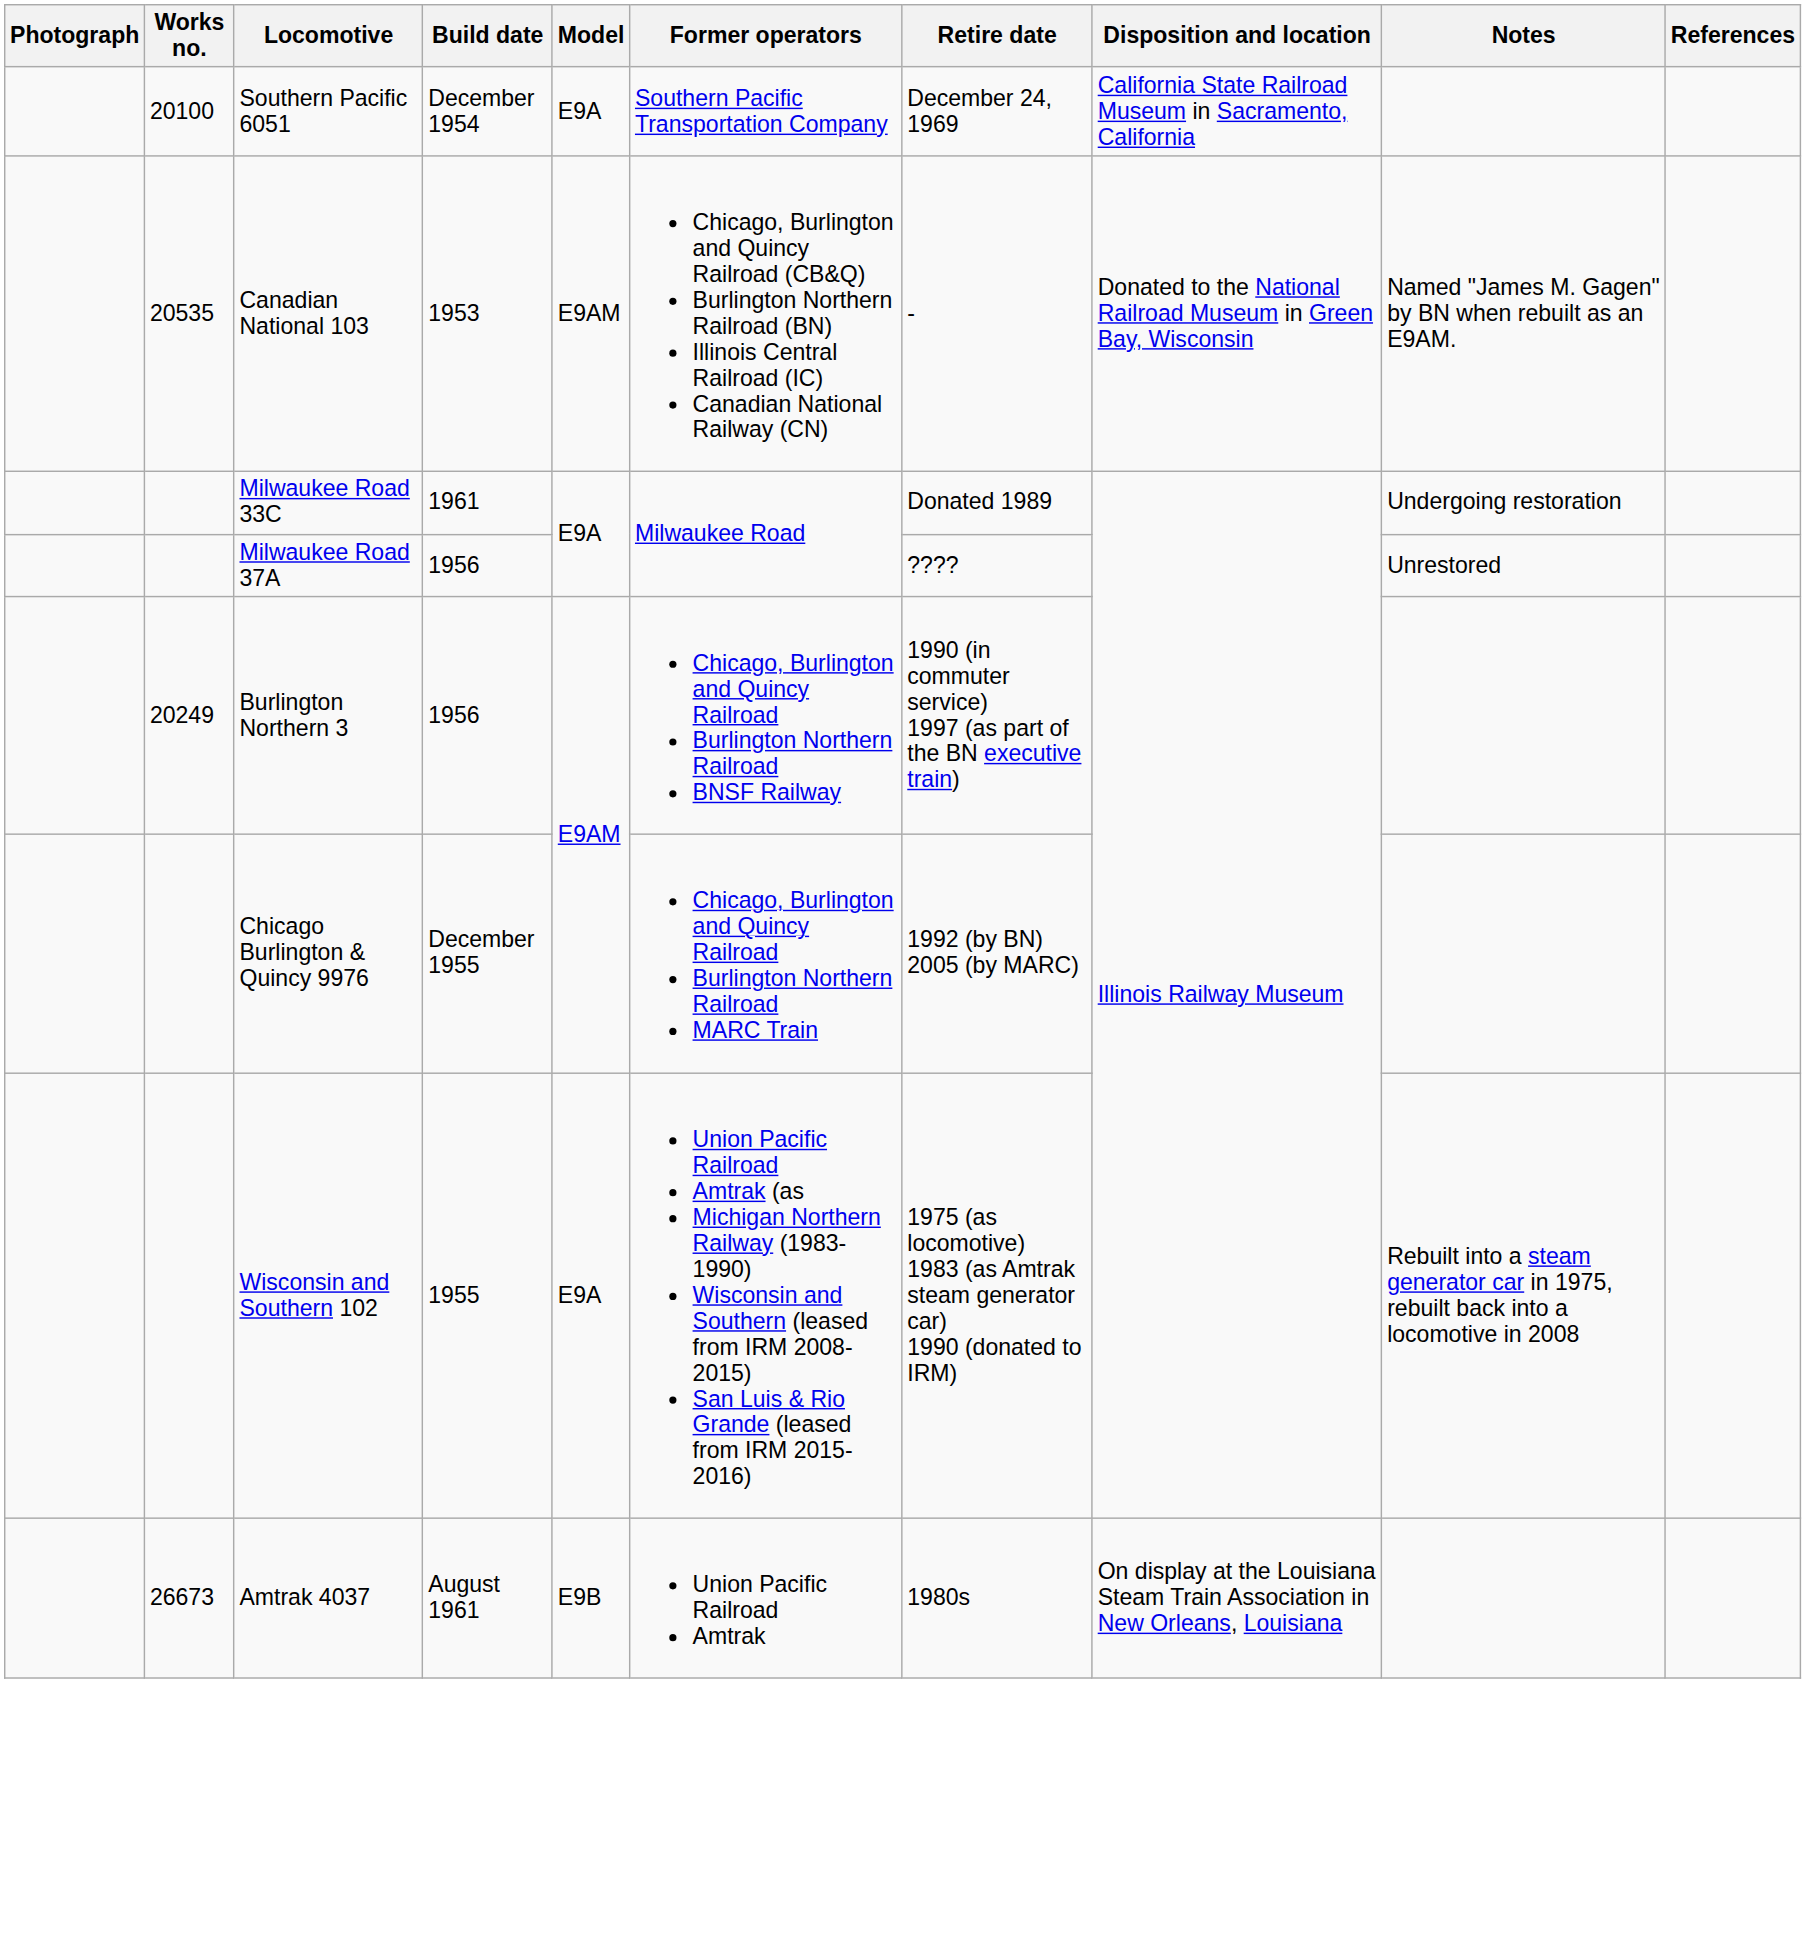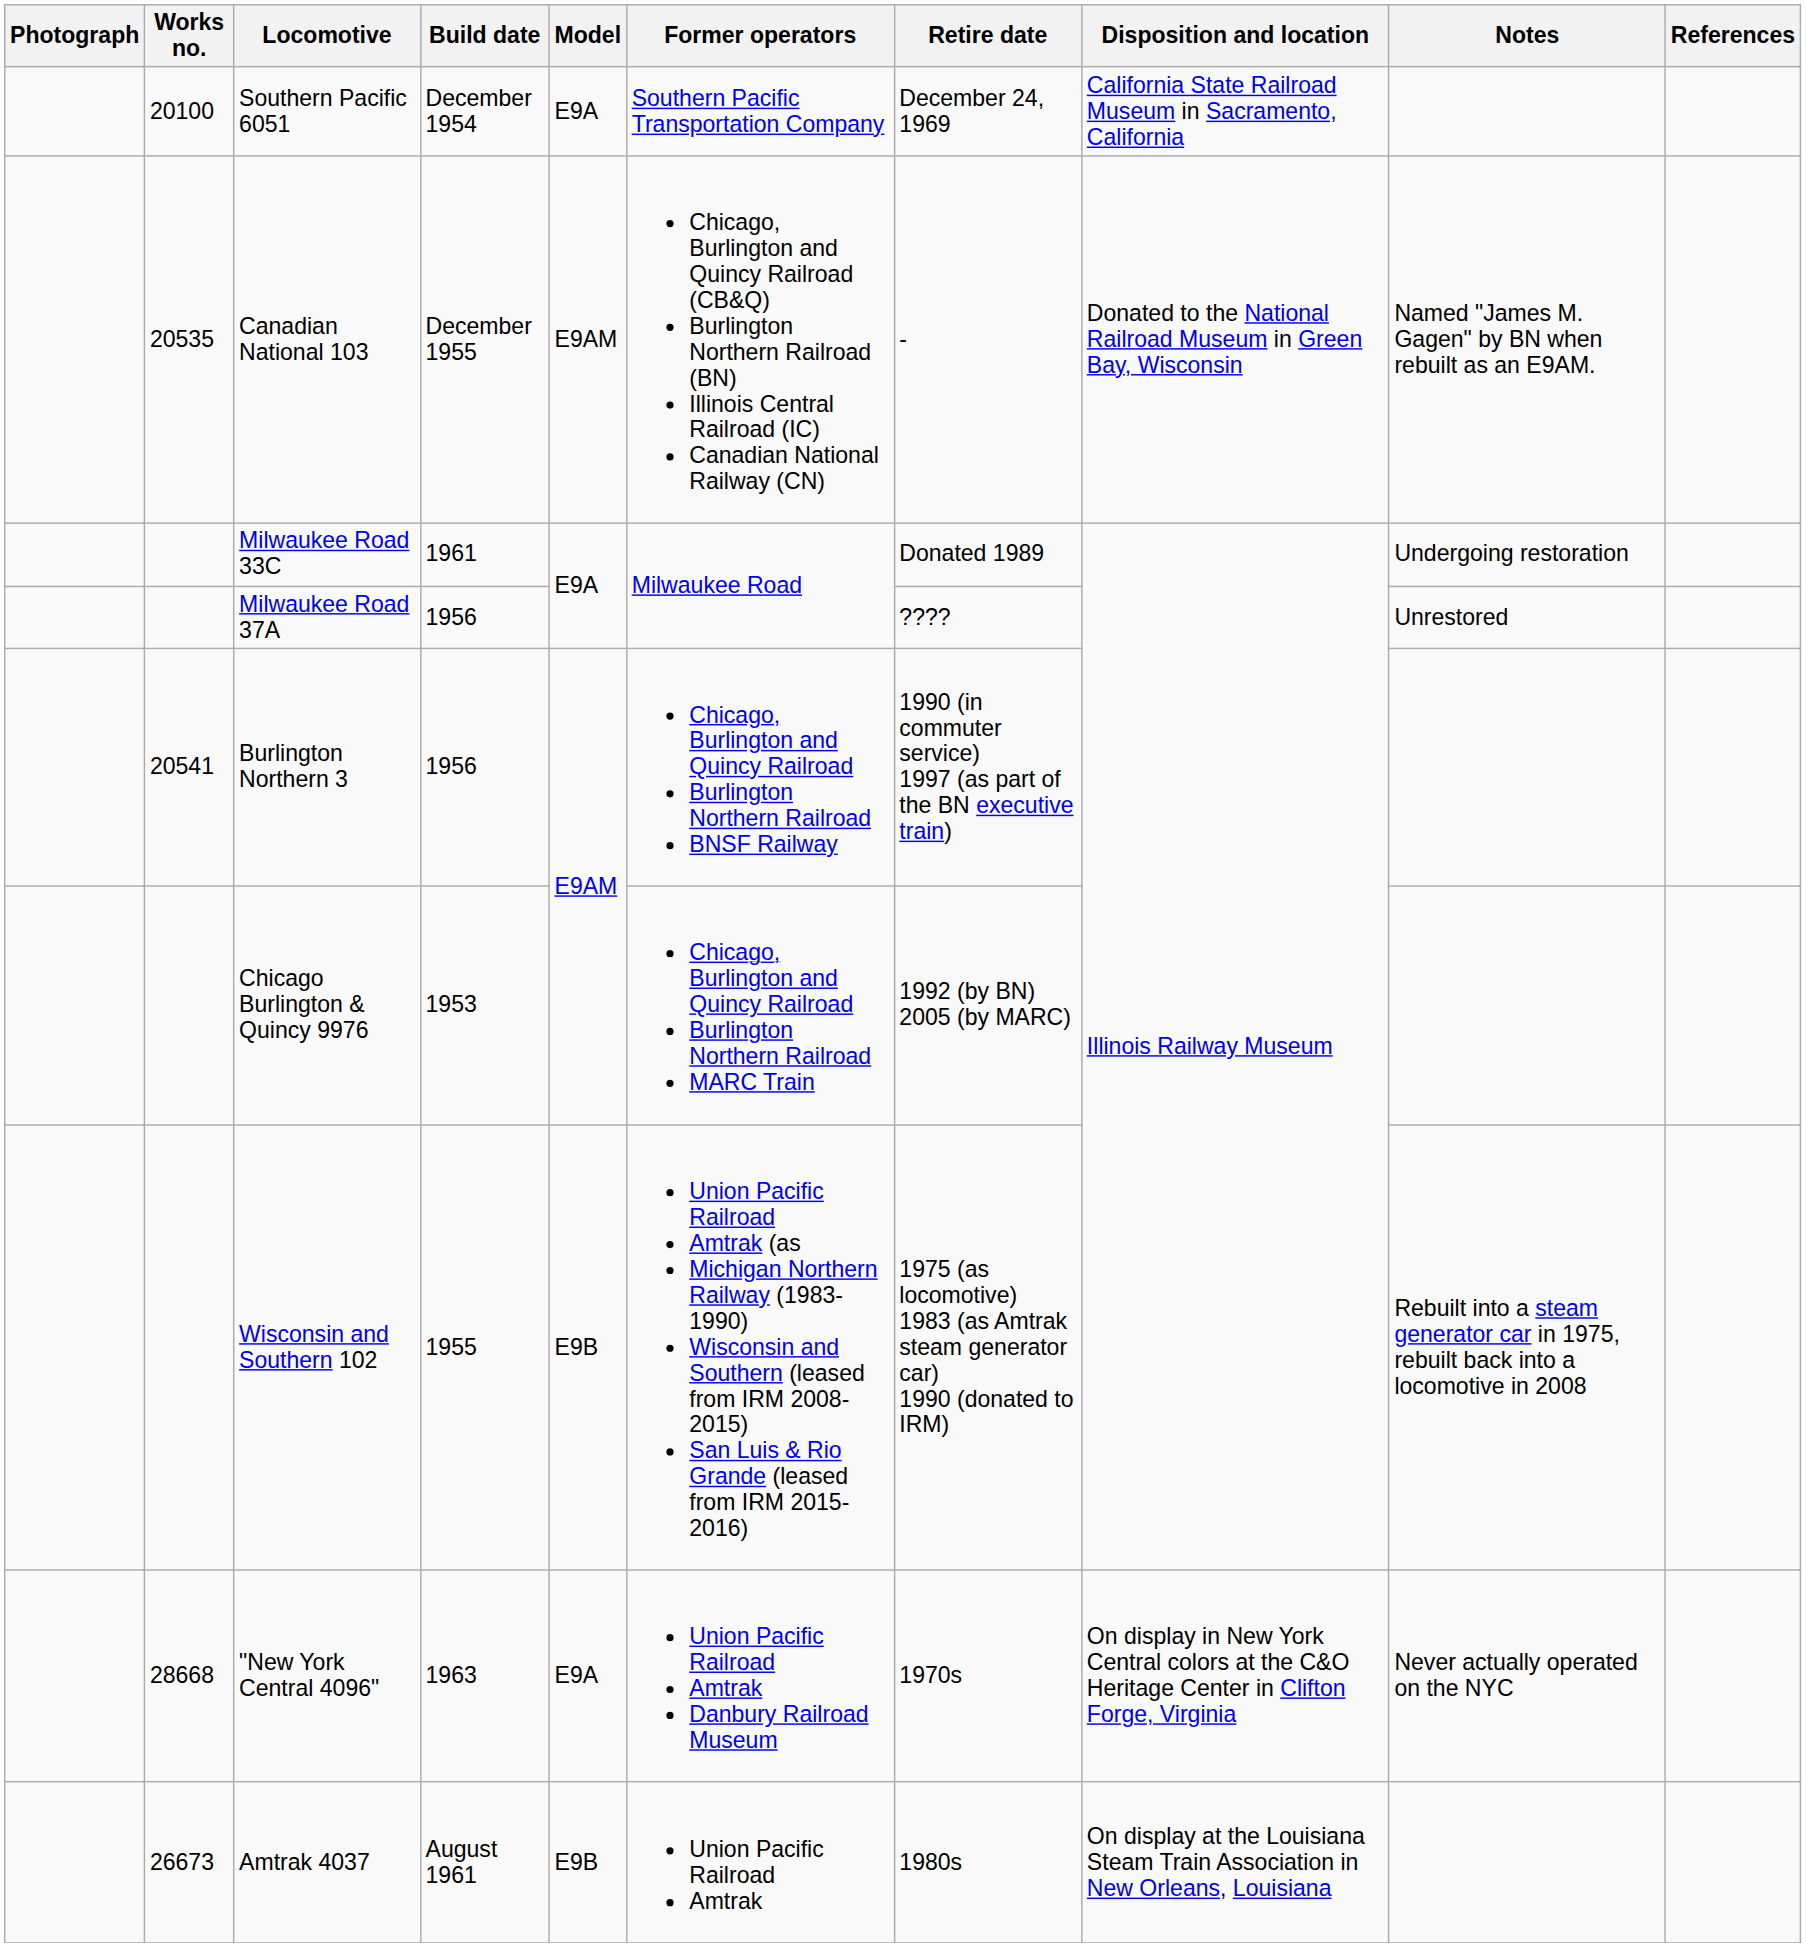(454, 313) 1953 -> (479, 339) December 1955
(182, 715) 20249 -> (182, 767) 20541
(481, 953) December 1955 -> (451, 1005) 1953
(580, 1295) E9A -> (576, 1347) E9B
+ row: (309, 1675)
